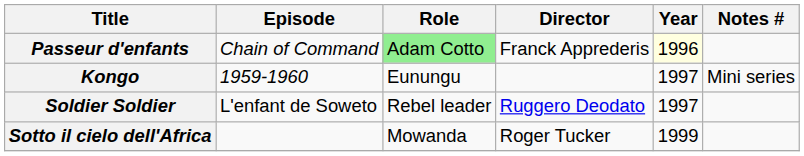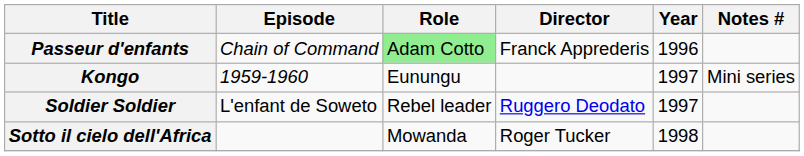(678, 48) lightyellow background -> (678, 48) no background
(678, 135) 1999 -> (678, 135) 1998
